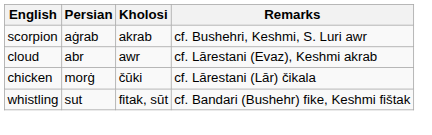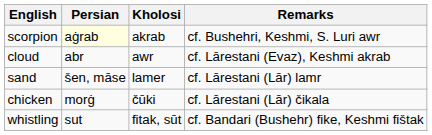(82, 36) no background -> (82, 36) lightyellow background
+ row: (22, 78)
